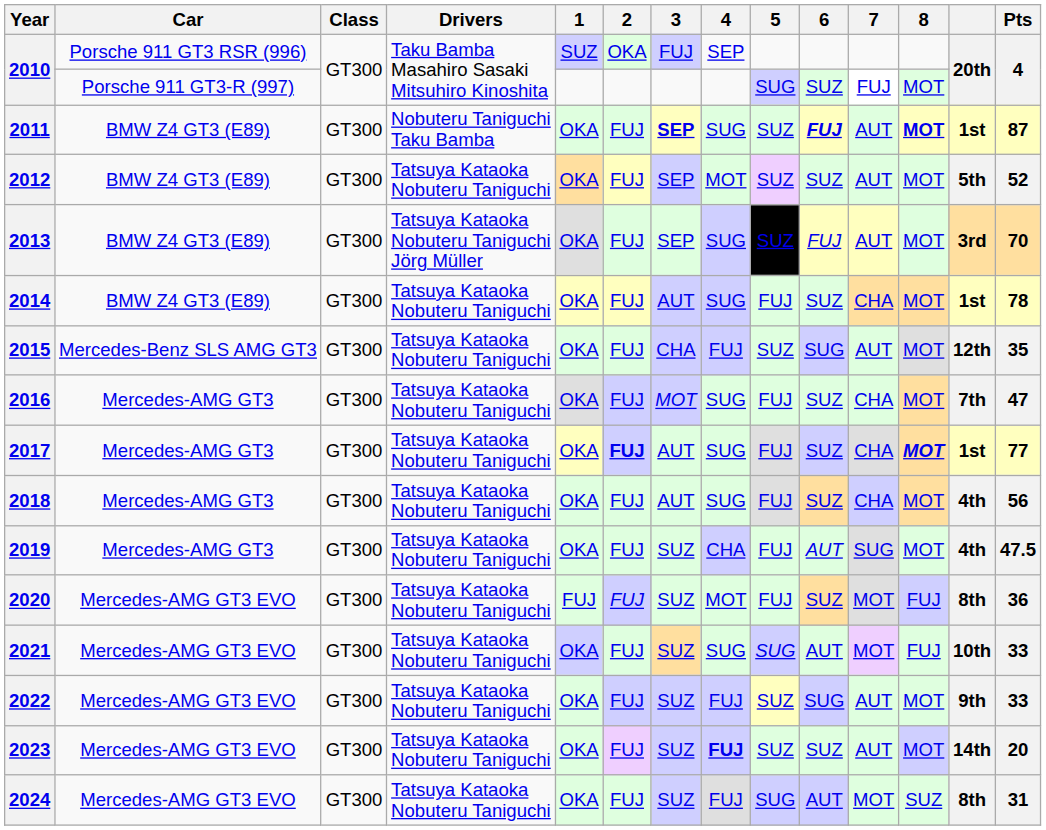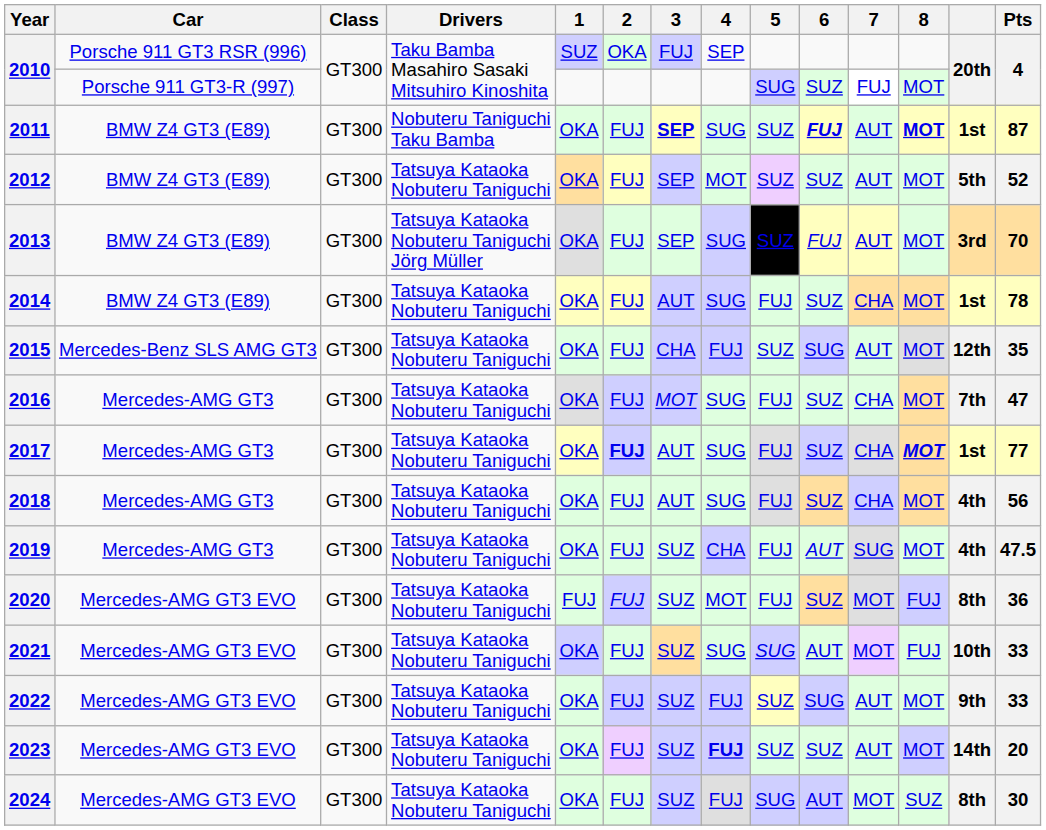(1018, 800) 31 -> (1018, 800) 30
